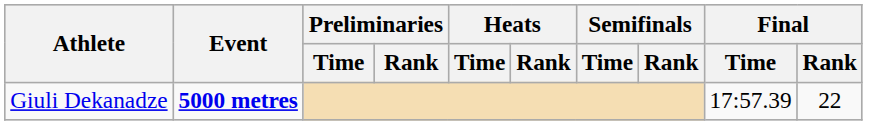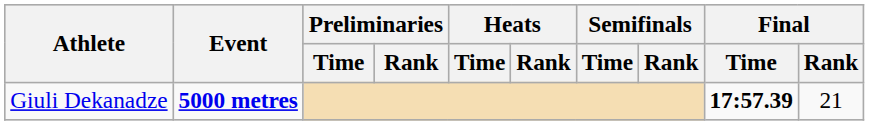(751, 101) normal -> (751, 101) bold
(830, 101) 22 -> (831, 101) 21
